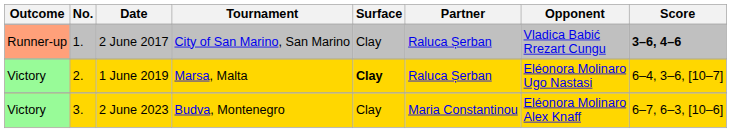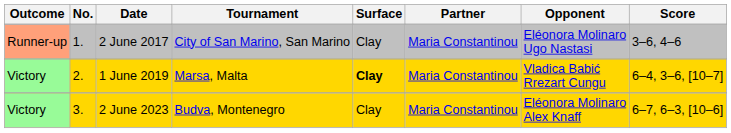(450, 41) Raluca Șerban -> (463, 41) Maria Constantinou
(565, 41) Vladica Babić Rrezart Cungu -> (575, 41) Eléonora Molinaro Ugo Nastasi
(657, 41) bold -> (657, 41) normal
(450, 75) Raluca Șerban -> (463, 75) Maria Constantinou
(575, 75) Eléonora Molinaro Ugo Nastasi -> (565, 75) Vladica Babić Rrezart Cungu
